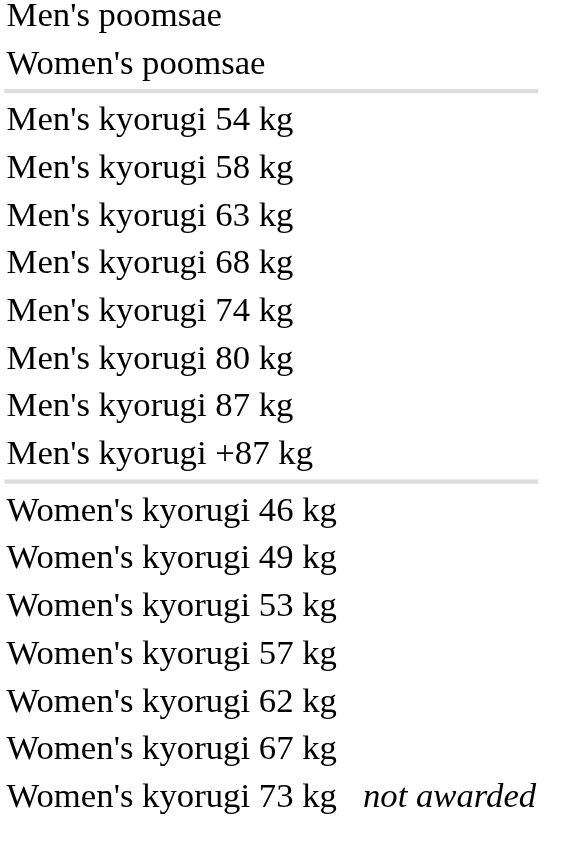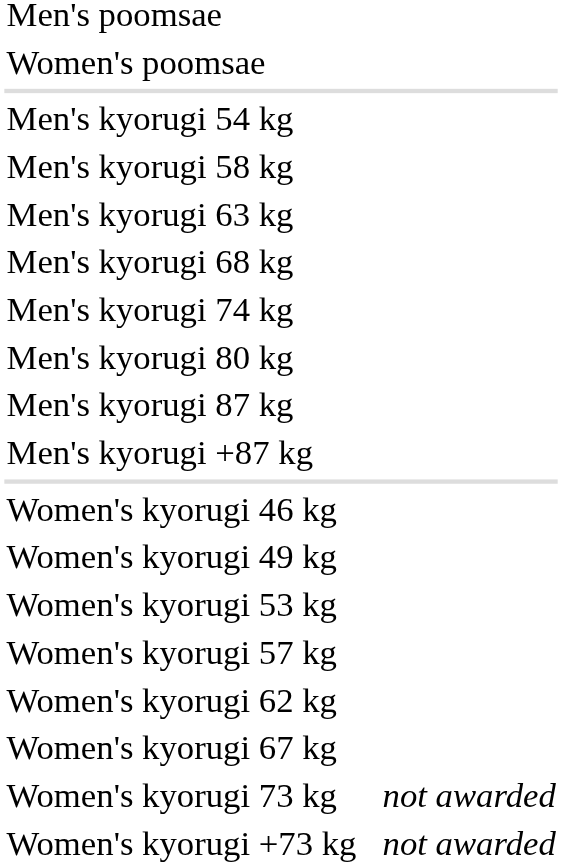+ row: (182, 843)
